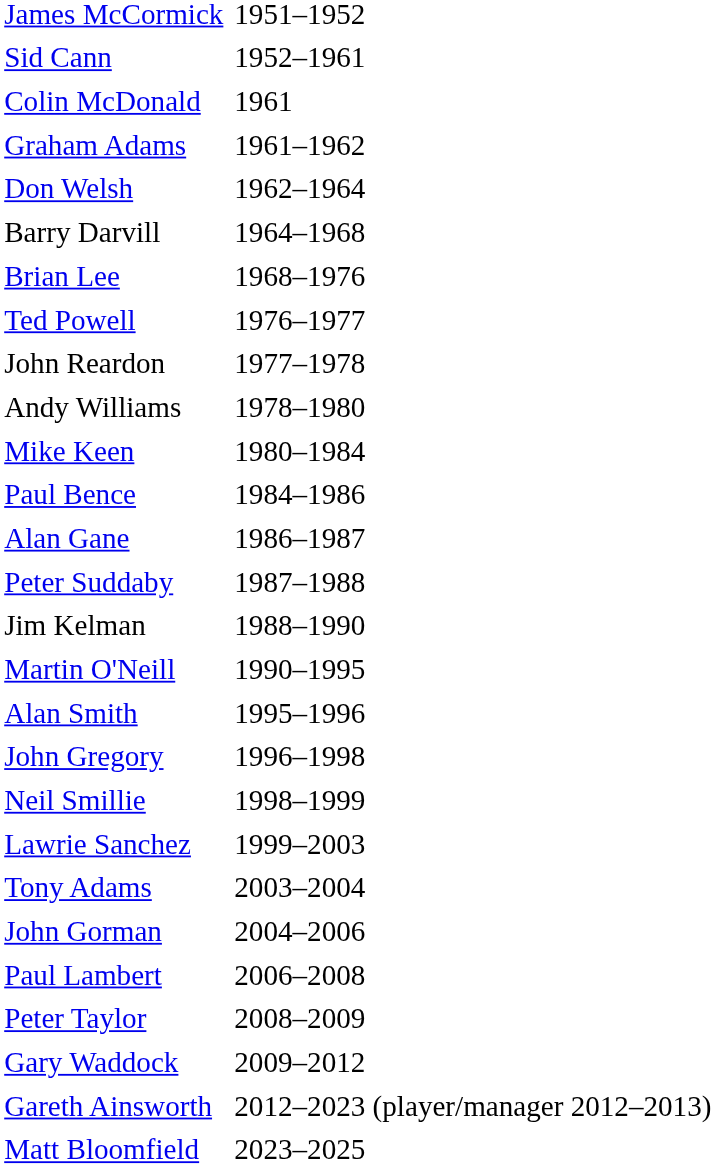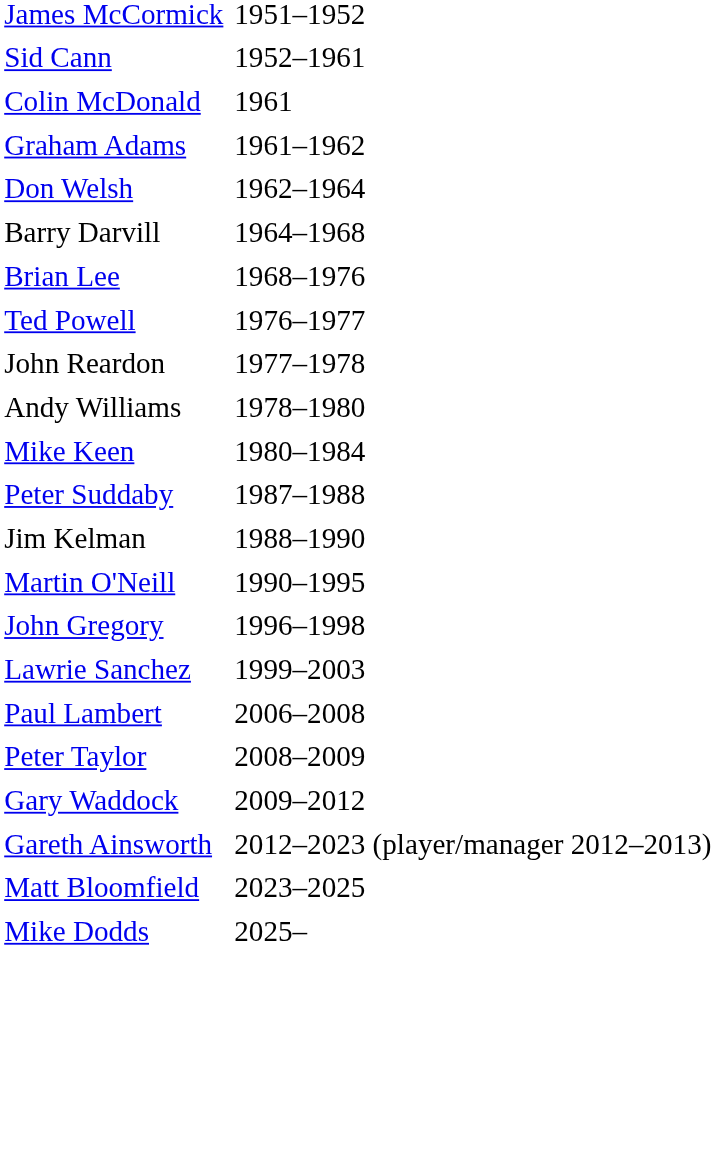- row: (70, 494)
- row: (67, 538)
- row: (71, 713)
- row: (75, 800)
- row: (78, 887)
- row: (83, 931)
+ row: (77, 931)
